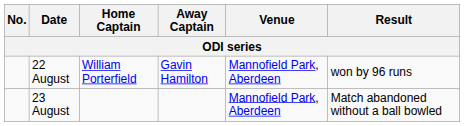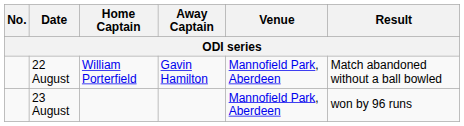(371, 72) won by 96 runs -> (386, 72) Match abandoned without a ball bowled
(386, 104) Match abandoned without a ball bowled -> (371, 104) won by 96 runs
